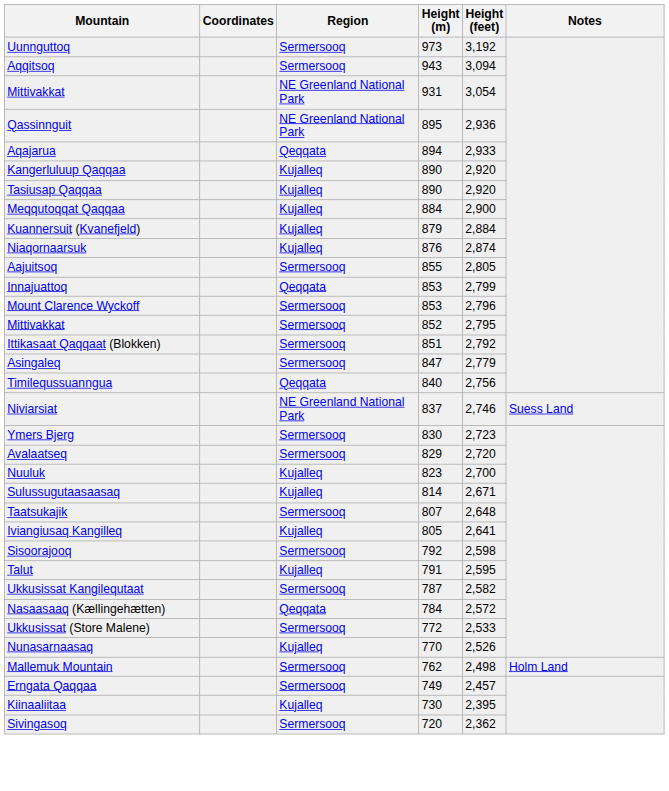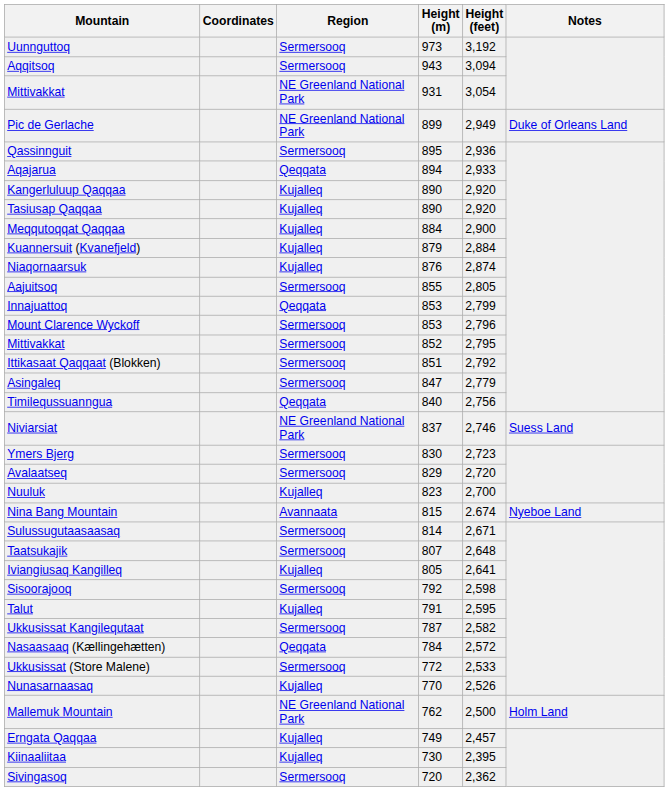+ row: (50, 125)
(342, 125) NE Greenland National Park -> (312, 151) Sermersooq
+ row: (62, 512)
(301, 493) Kujalleq -> (312, 531) Sermersooq
(312, 666) Sermersooq -> (342, 712) NE Greenland National Park
(481, 666) 2,498 -> (481, 712) 2,500
(312, 685) Sermersooq -> (301, 738) Kujalleq
